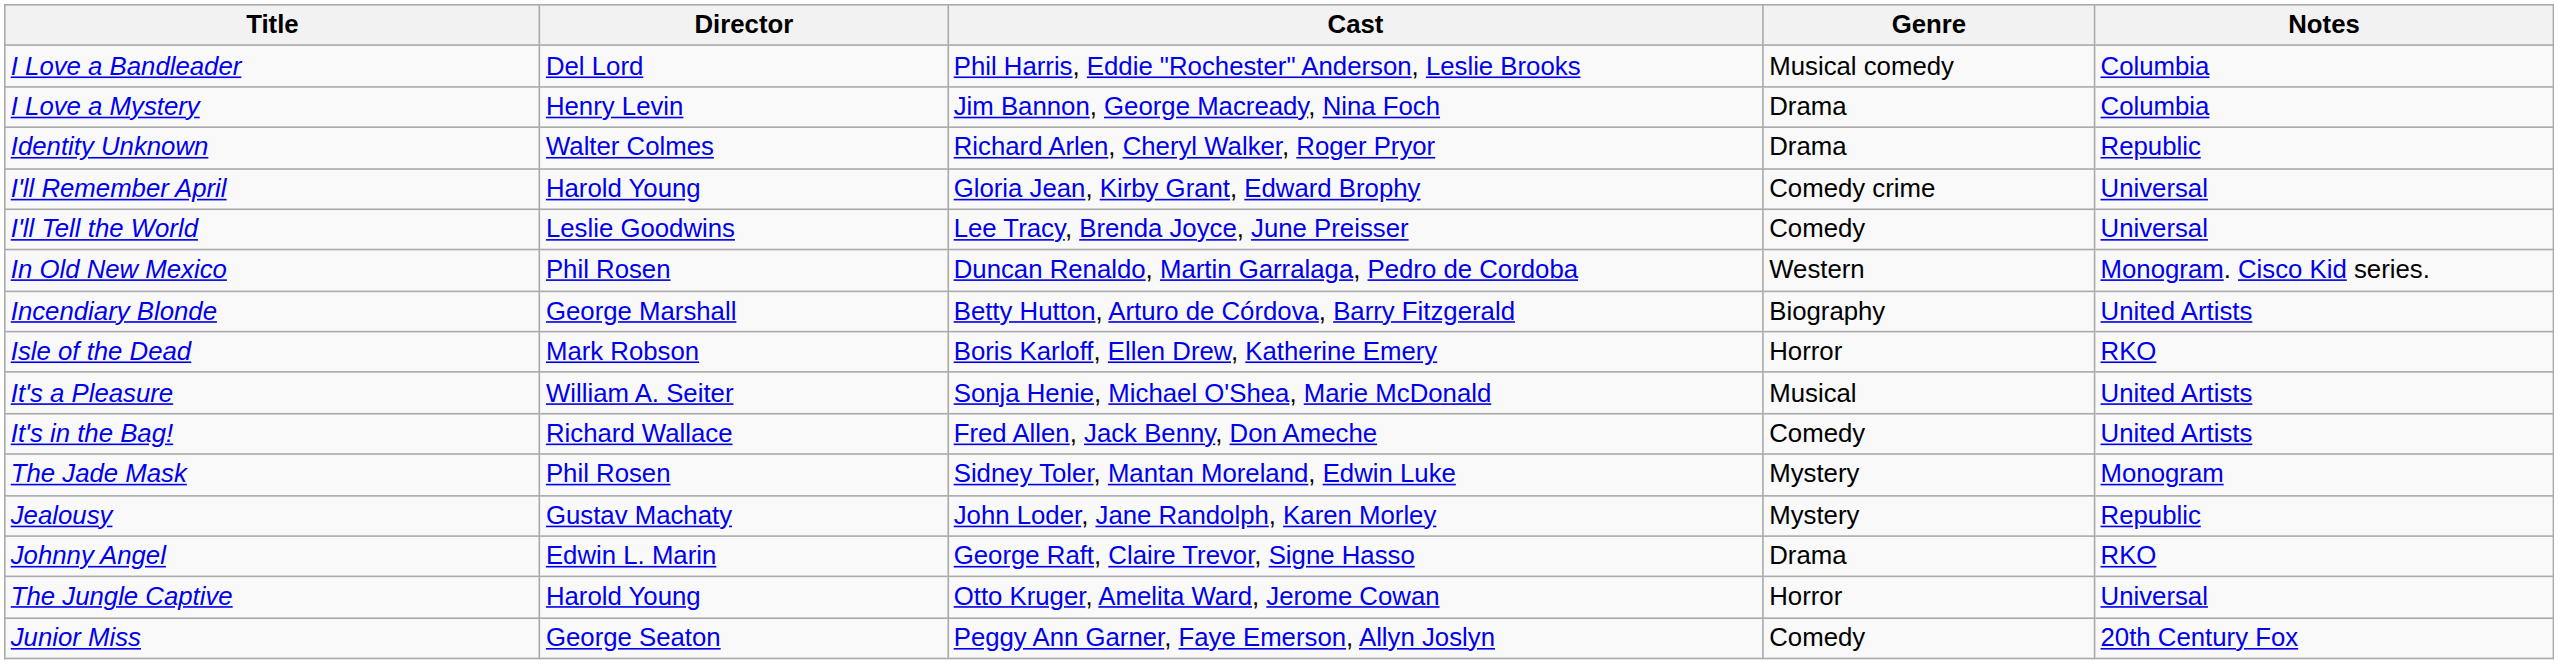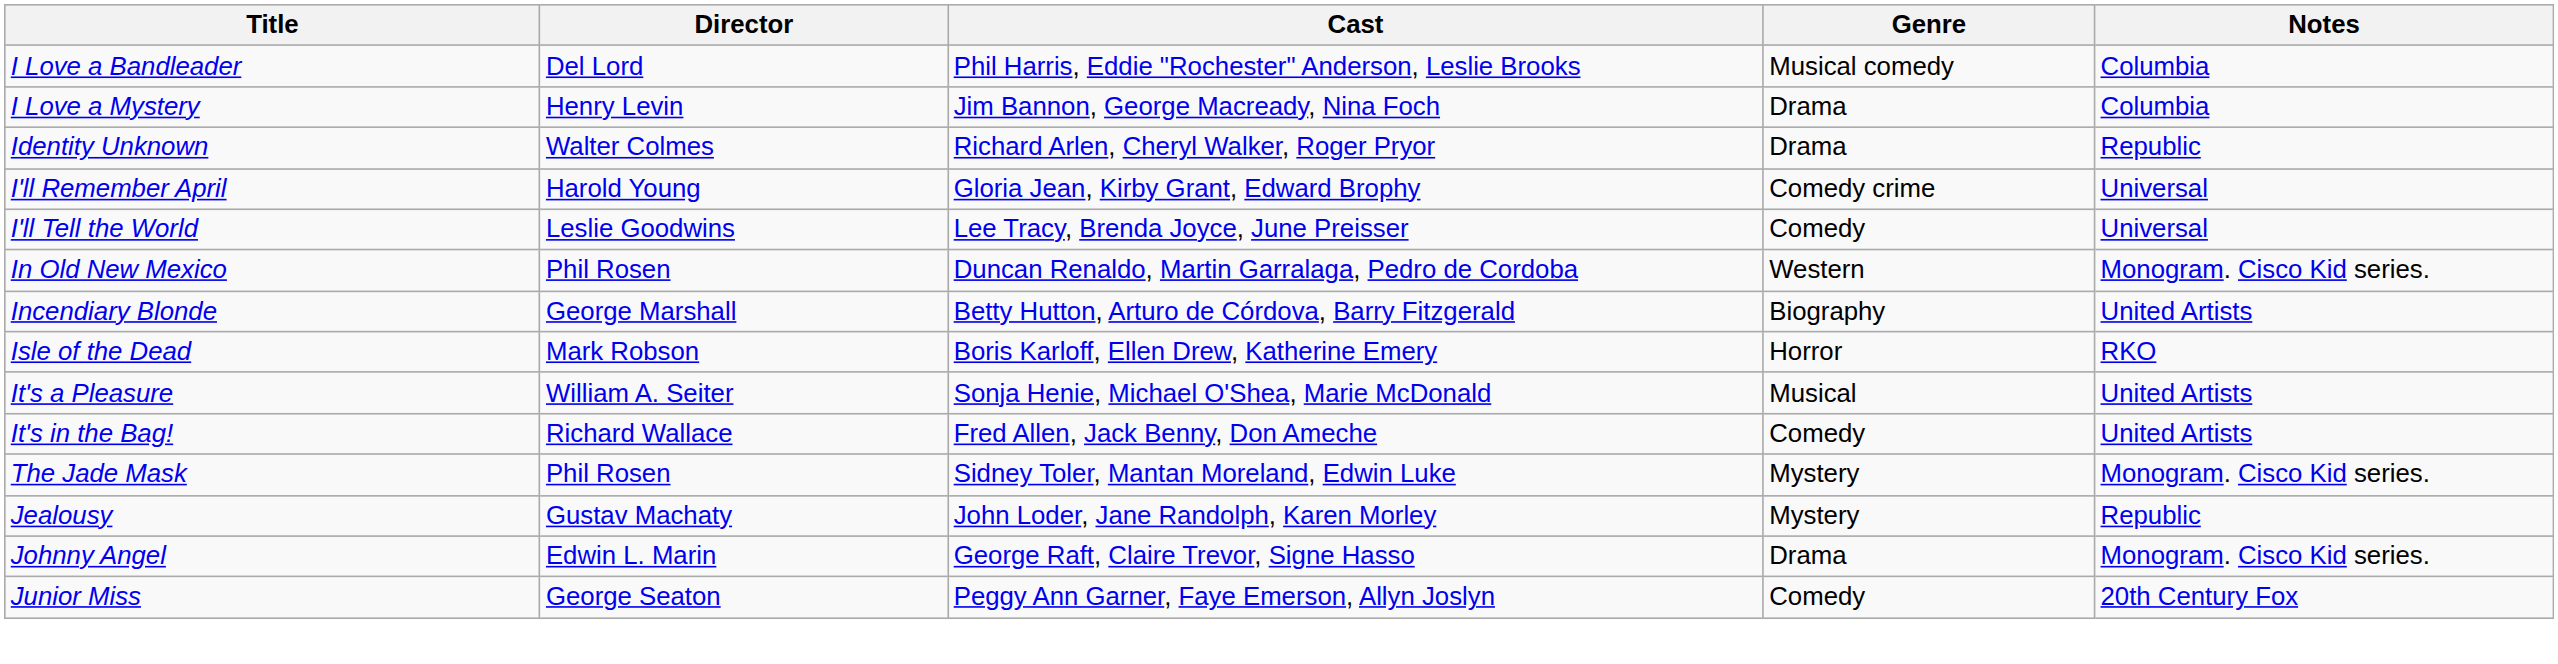(2162, 474) Monogram -> (2265, 474) Monogram. Cisco Kid series.
(2128, 556) RKO -> (2265, 556) Monogram. Cisco Kid series.
- row: (122, 596)
